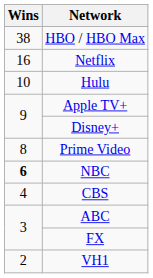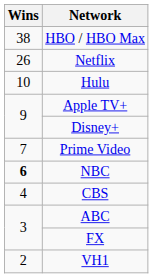(23, 60) 16 -> (23, 60) 26
(23, 149) 8 -> (23, 149) 7
